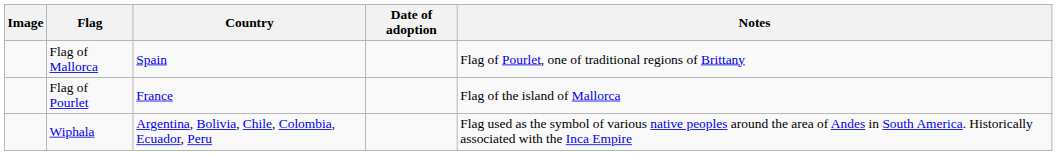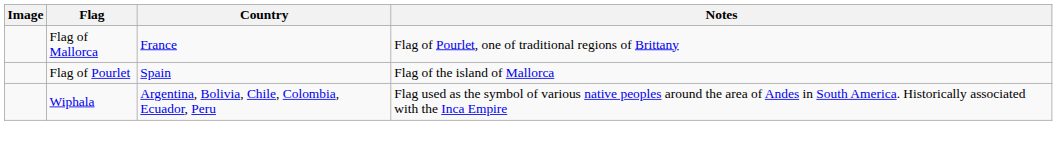- column: (411, 22)
(152, 59) Spain -> (159, 44) France
(155, 95) France -> (156, 72) Spain
